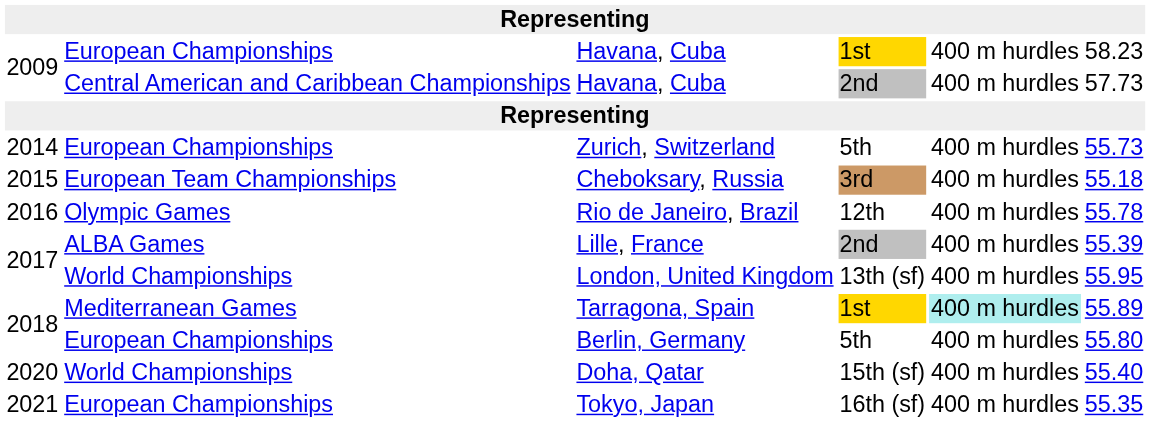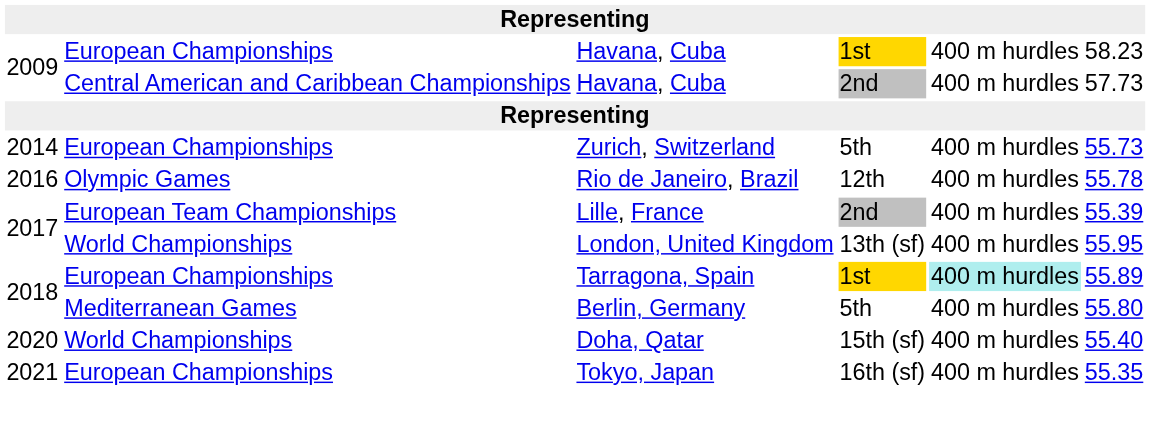- row: (680, 179)
(134, 244) ALBA Games -> (230, 212) European Team Championships
(180, 308) Mediterranean Games -> (199, 276) European Championships
(199, 340) European Championships -> (180, 308) Mediterranean Games
